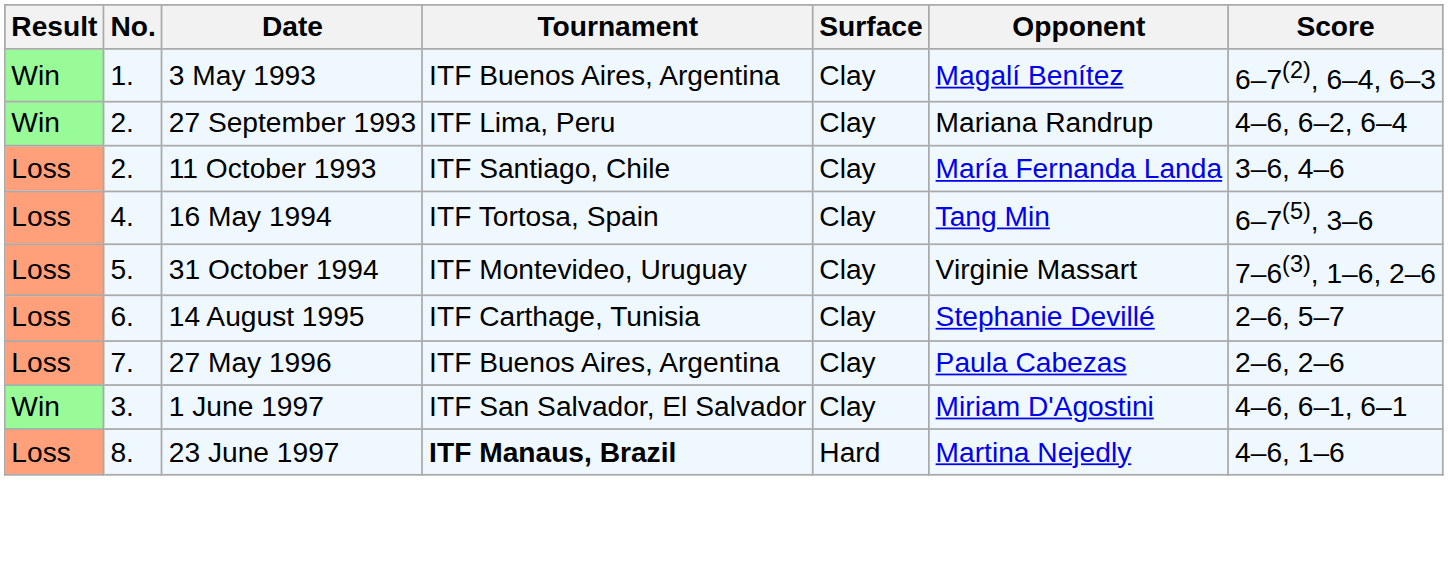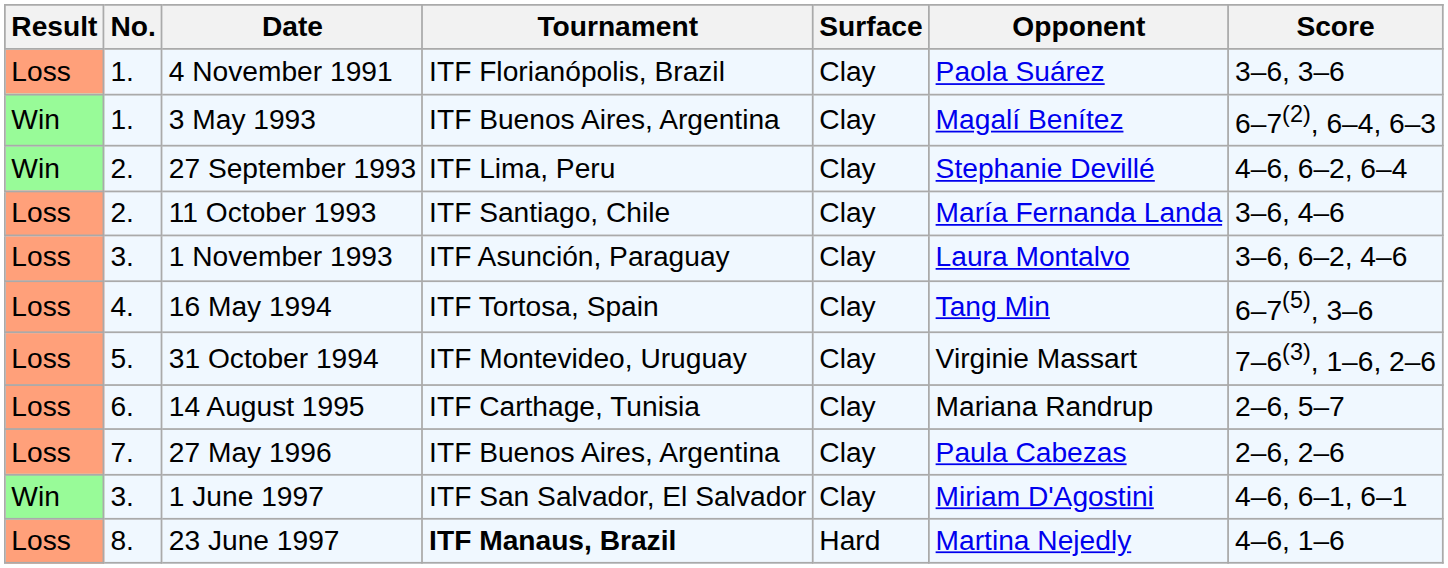+ row: (281, 71)
(1044, 123) Mariana Randrup -> (1045, 168) Stephanie Devillé
+ row: (281, 257)
(1045, 317) Stephanie Devillé -> (1044, 406) Mariana Randrup
